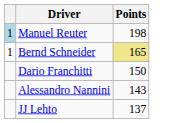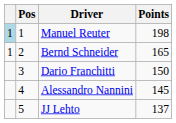+ column: (27, 14)
(138, 52) khaki background -> (160, 52) no background
(138, 90) 143 -> (160, 90) 145
